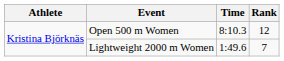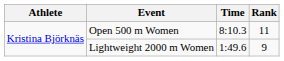(264, 30) 12 -> (264, 30) 11
(264, 47) 7 -> (264, 47) 9
